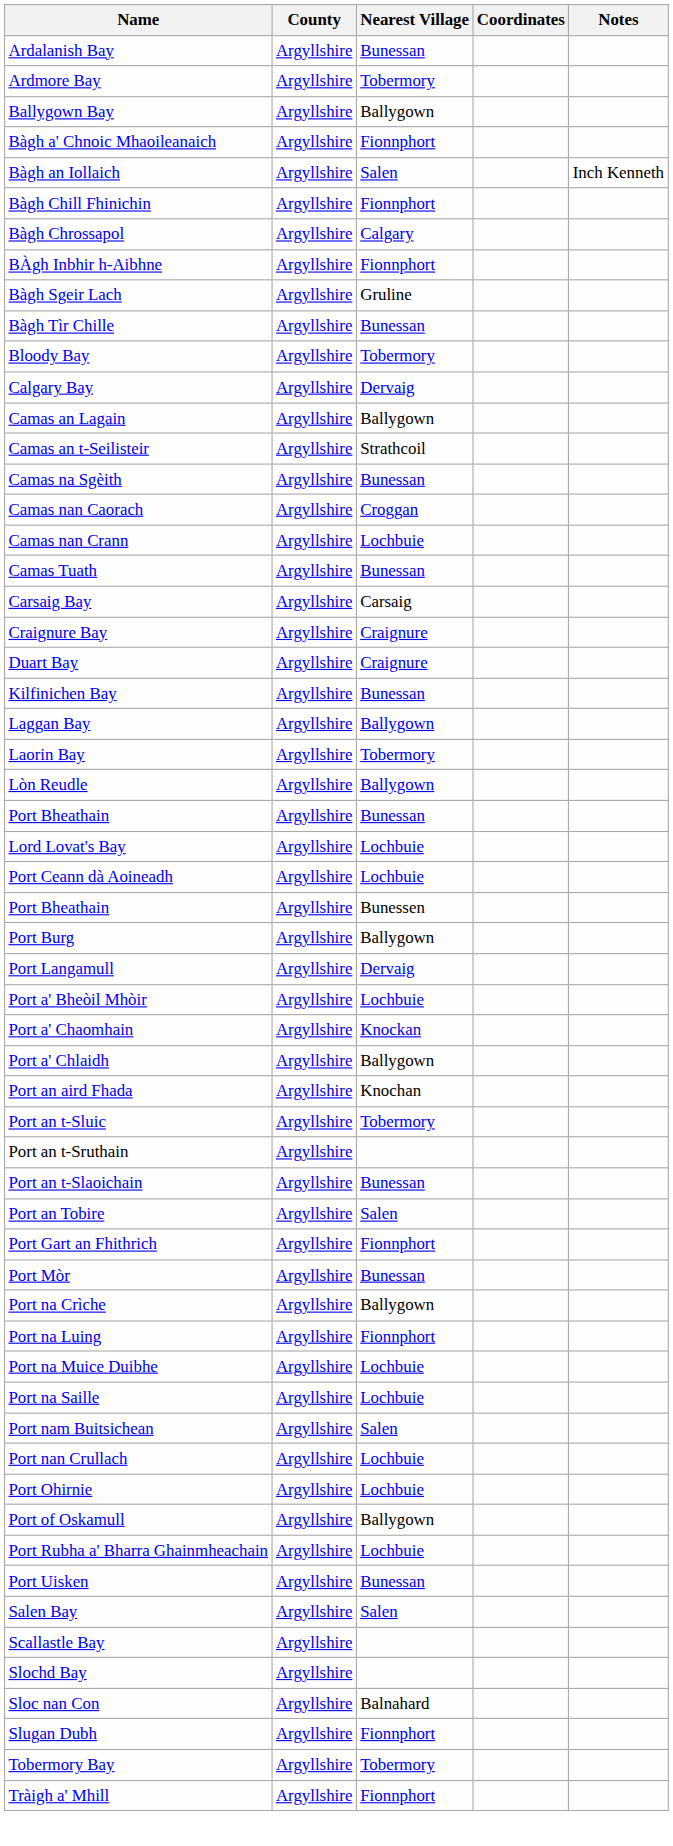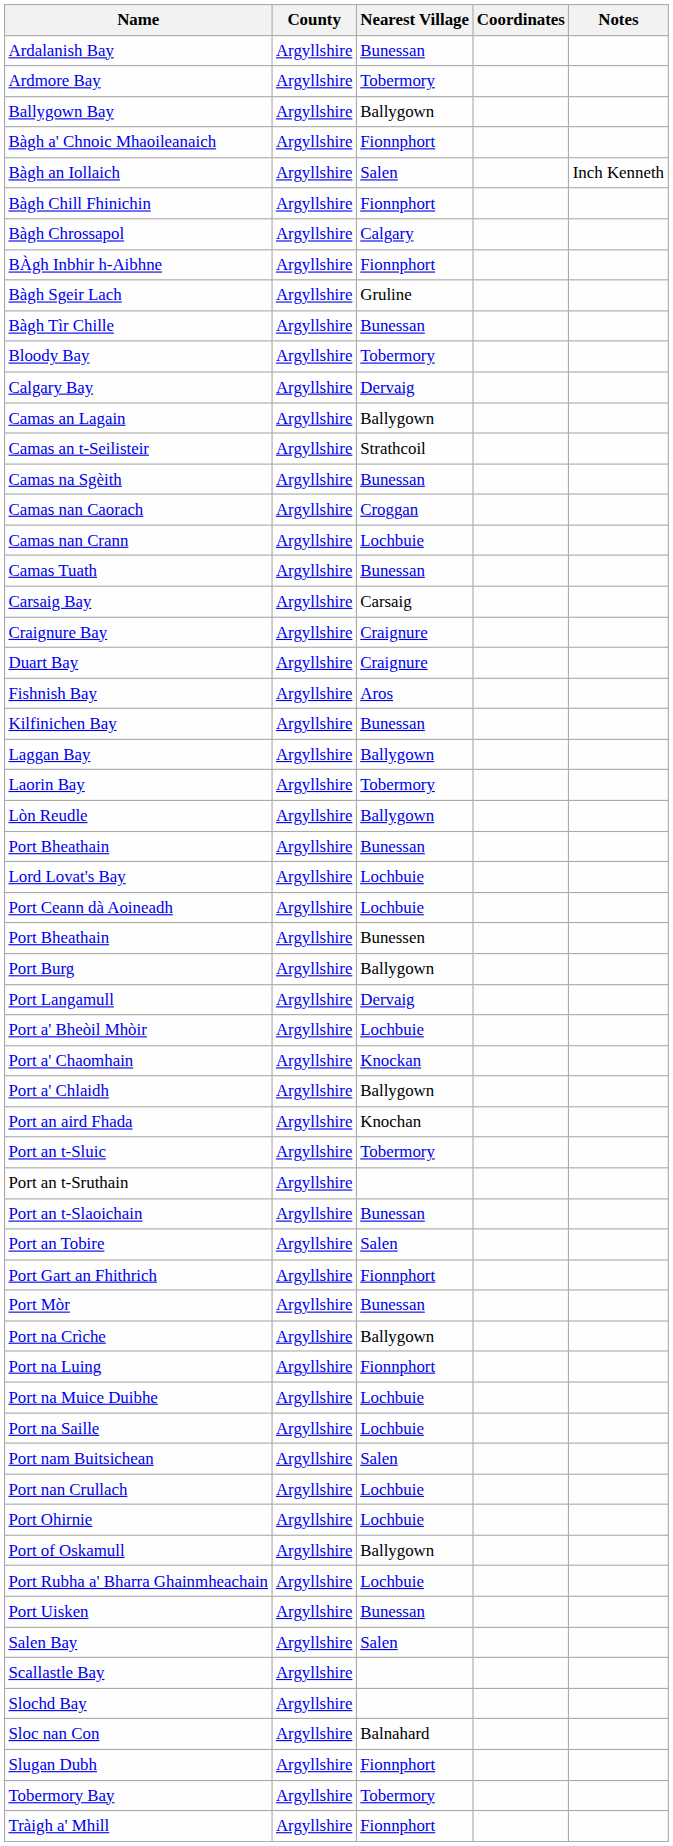+ row: (53, 693)
